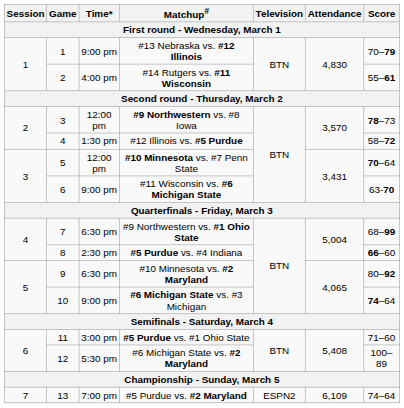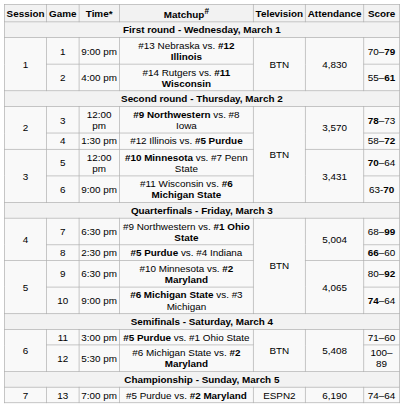(335, 395) 6,109 -> (335, 395) 6,190
